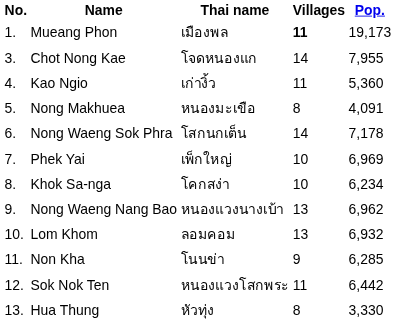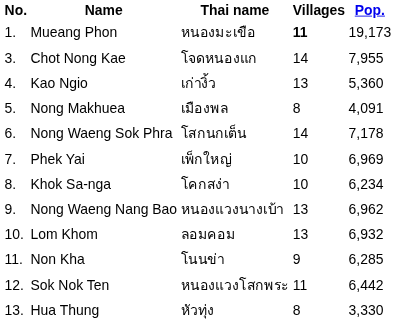(204, 33) เมืองพล -> (218, 33) หนองมะเขือ
(300, 83) 11 -> (300, 83) 13
(218, 108) หนองมะเขือ -> (204, 108) เมืองพล
